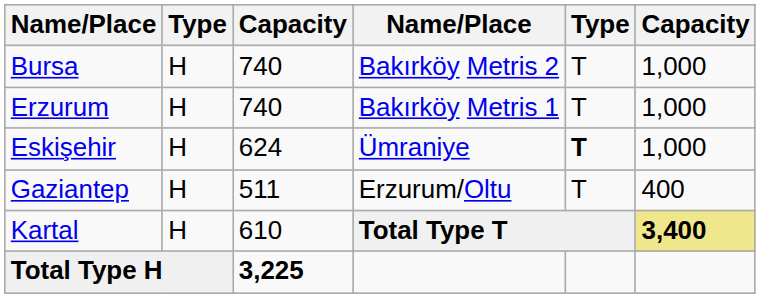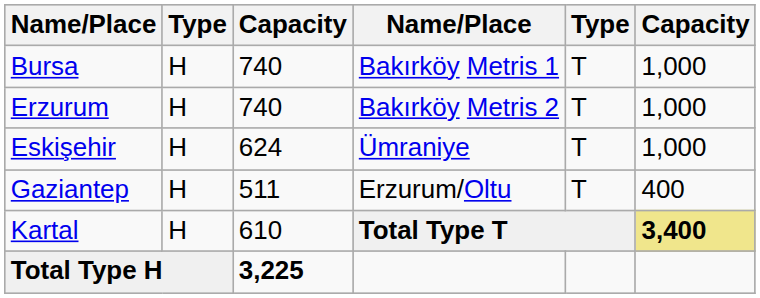(459, 66) Bakırköy Metris 2 -> (459, 66) Bakırköy Metris 1
(459, 107) Bakırköy Metris 1 -> (459, 107) Bakırköy Metris 2
(579, 148) bold -> (579, 148) normal
